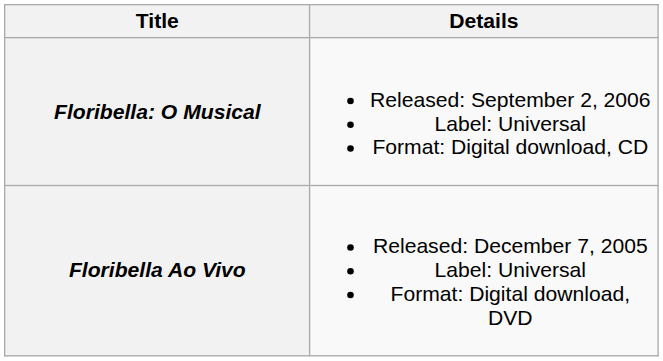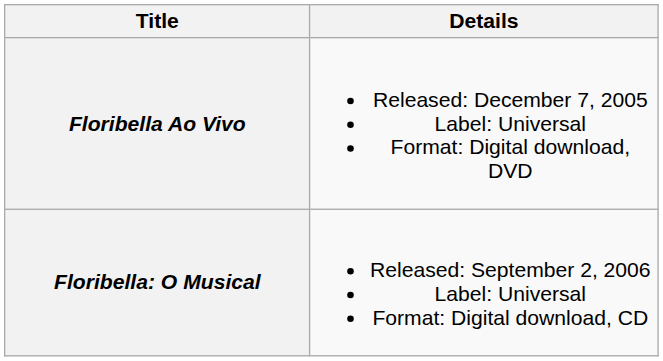rows swapped: (157, 270) <-> (157, 111)
